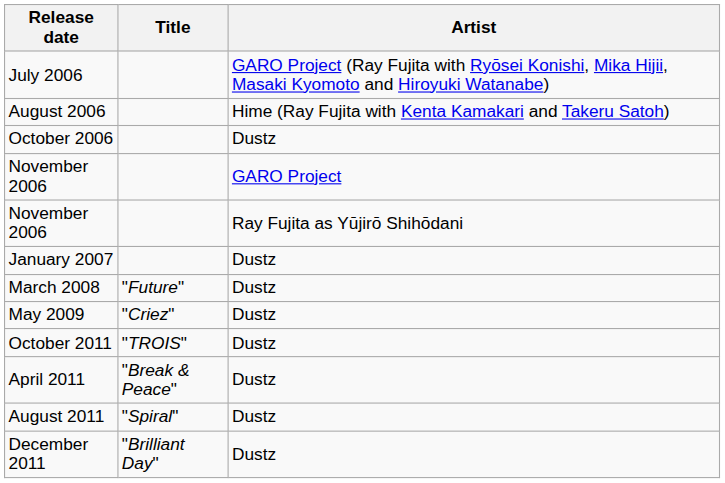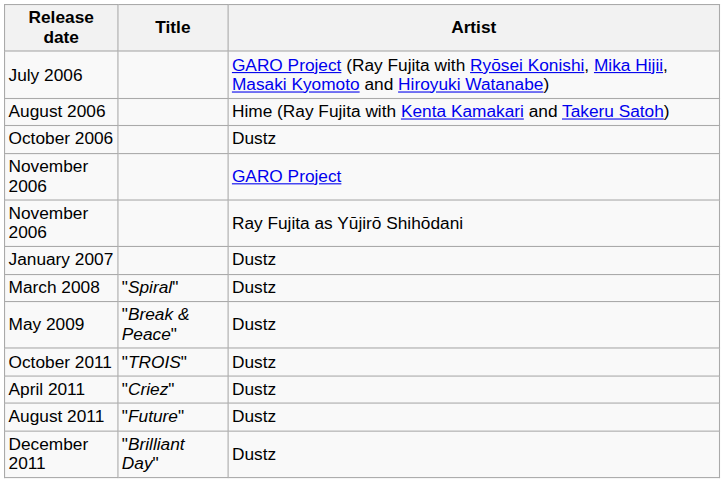(153, 287) "Future" -> (150, 287) "Spiral"
(148, 315) "Criez" -> (156, 324) "Break & Peace"
(156, 379) "Break & Peace" -> (148, 389) "Criez"
(150, 416) "Spiral" -> (153, 416) "Future"
